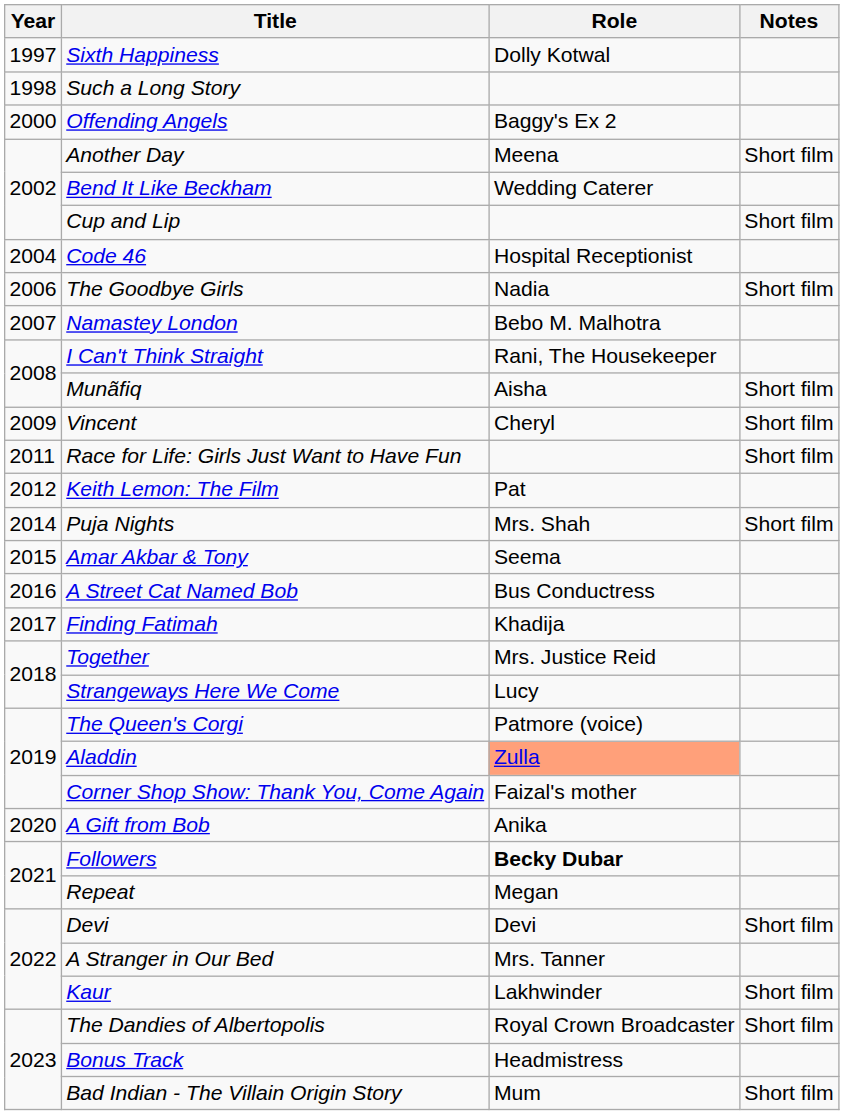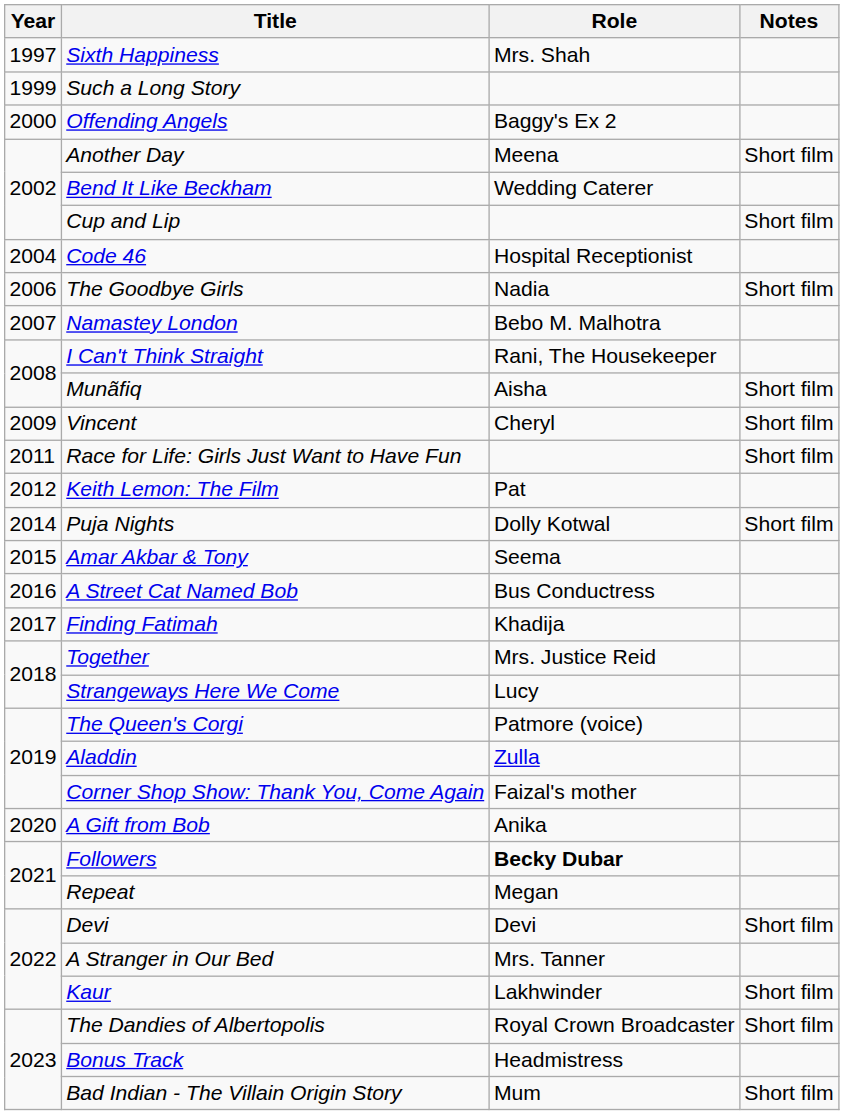(552, 54) Dolly Kotwal -> (542, 54) Mrs. Shah
(33, 88) 1998 -> (33, 88) 1999
(542, 523) Mrs. Shah -> (552, 523) Dolly Kotwal
(517, 758) lightsalmon background -> (517, 758) no background
